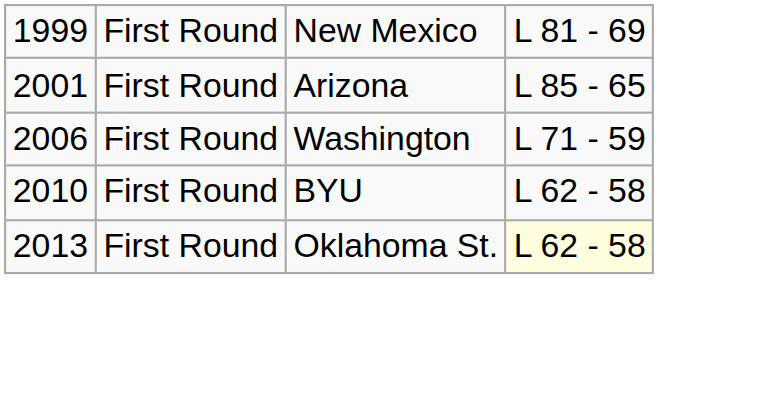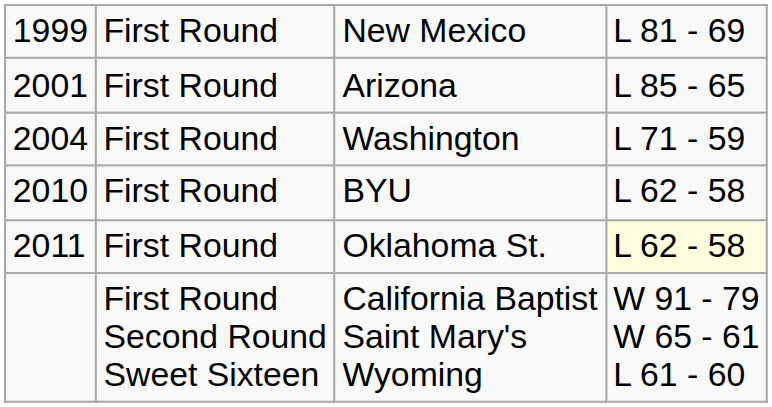(50, 138) 2006 -> (50, 138) 2004
(50, 245) 2013 -> (49, 245) 2011
+ row: (470, 336)
